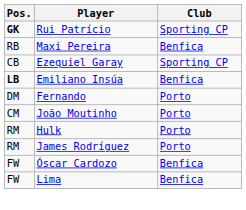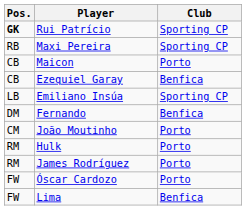(181, 46) Benfica -> (194, 46) Sporting CP
+ row: (55, 63)
(194, 63) Sporting CP -> (181, 80) Benfica
(13, 80) bold -> (13, 96) normal
(181, 80) Benfica -> (194, 96) Sporting CP
(175, 96) Porto -> (181, 113) Benfica
(181, 163) Benfica -> (175, 180) Porto
